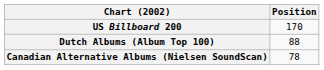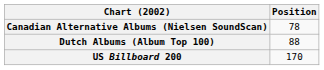rows swapped: (137, 57) <-> (137, 27)
